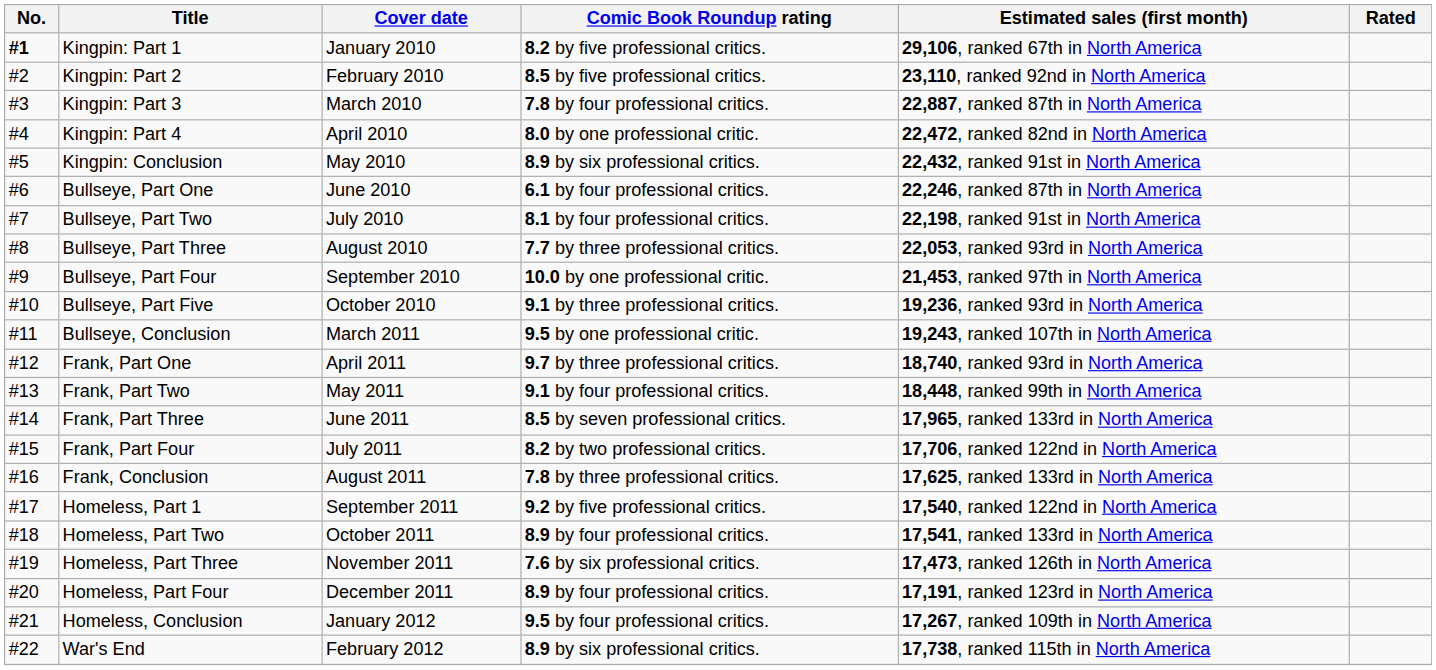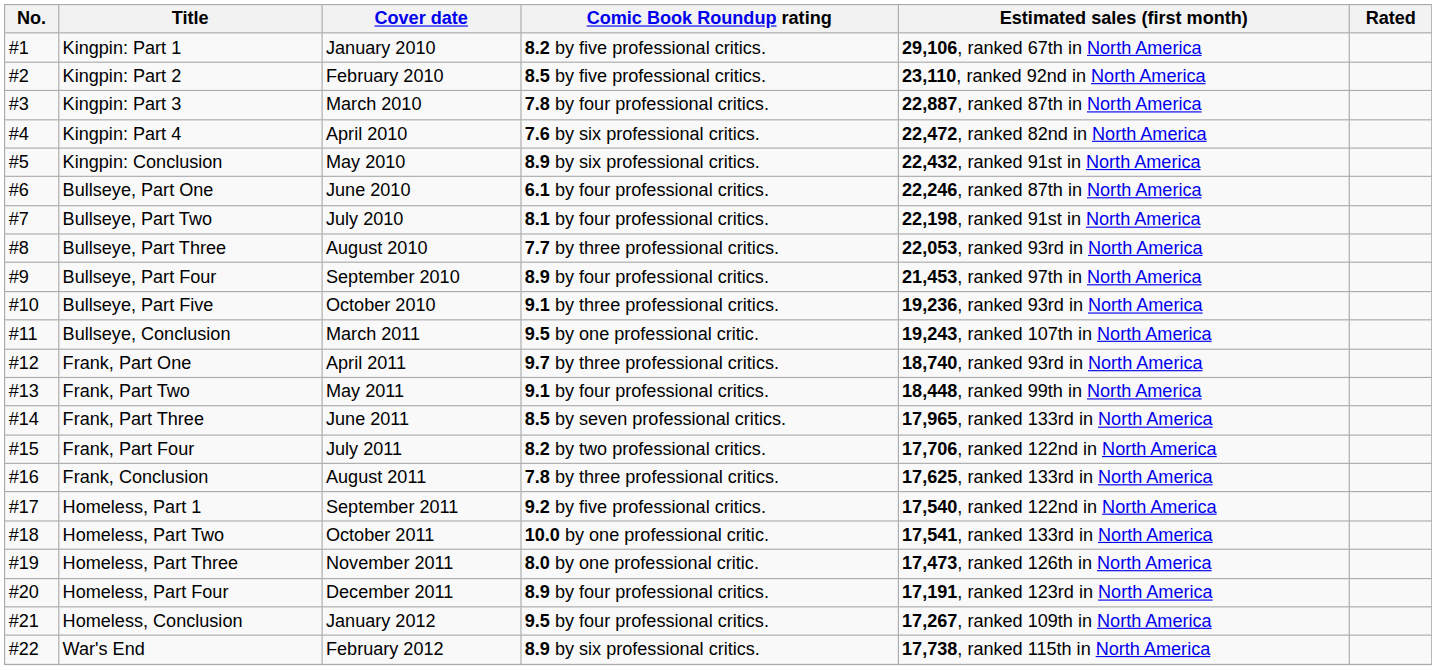(19, 47) bold -> (19, 47) normal
(642, 133) 8.0 by one professional critic. -> (642, 133) 7.6 by six professional critics.
(647, 276) 10.0 by one professional critic. -> (647, 276) 8.9 by four professional critics.
(647, 534) 8.9 by four professional critics. -> (647, 534) 10.0 by one professional critic.
(642, 563) 7.6 by six professional critics. -> (642, 563) 8.0 by one professional critic.
